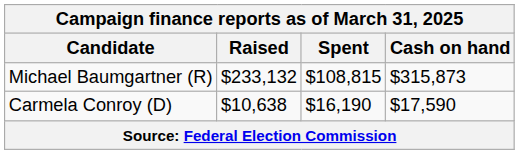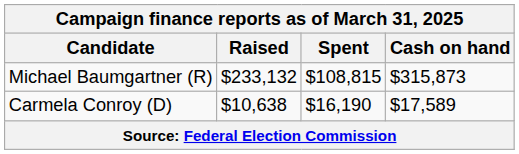(423, 105) $17,590 -> (423, 105) $17,589
